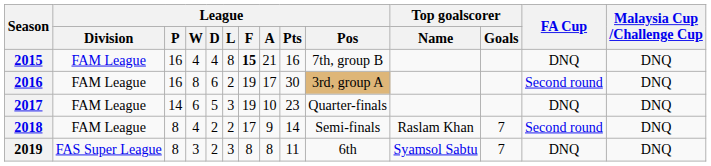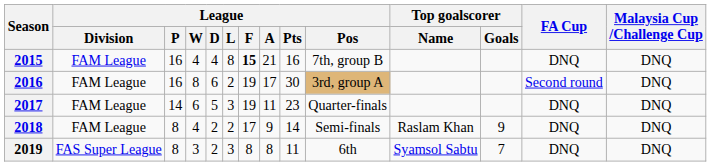(270, 104) 10 -> (270, 104) 11
(501, 127) 7 -> (501, 127) 9
(564, 127) Second round -> (564, 127) DNQ
